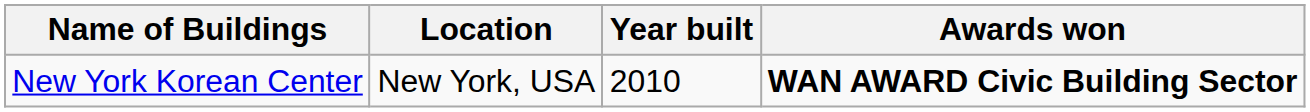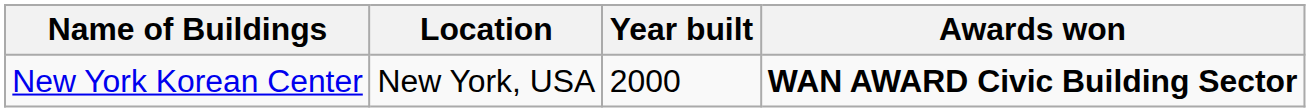(645, 80) 2010 -> (645, 80) 2000
